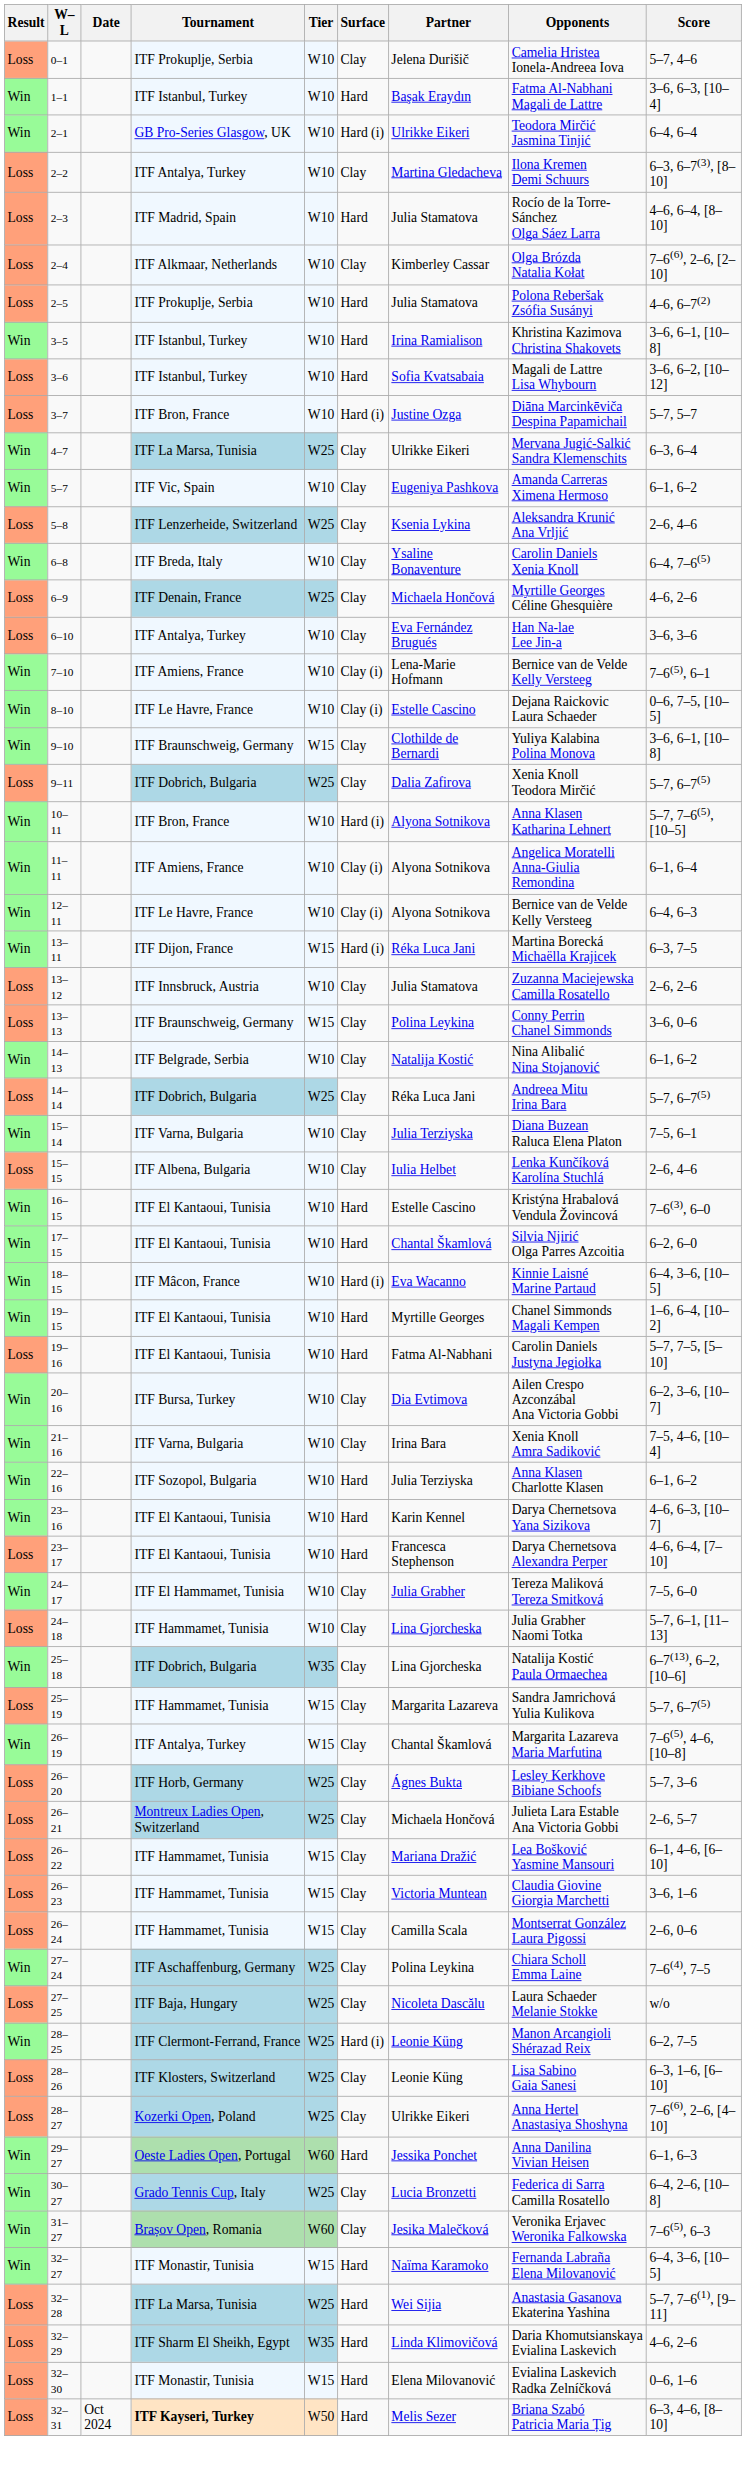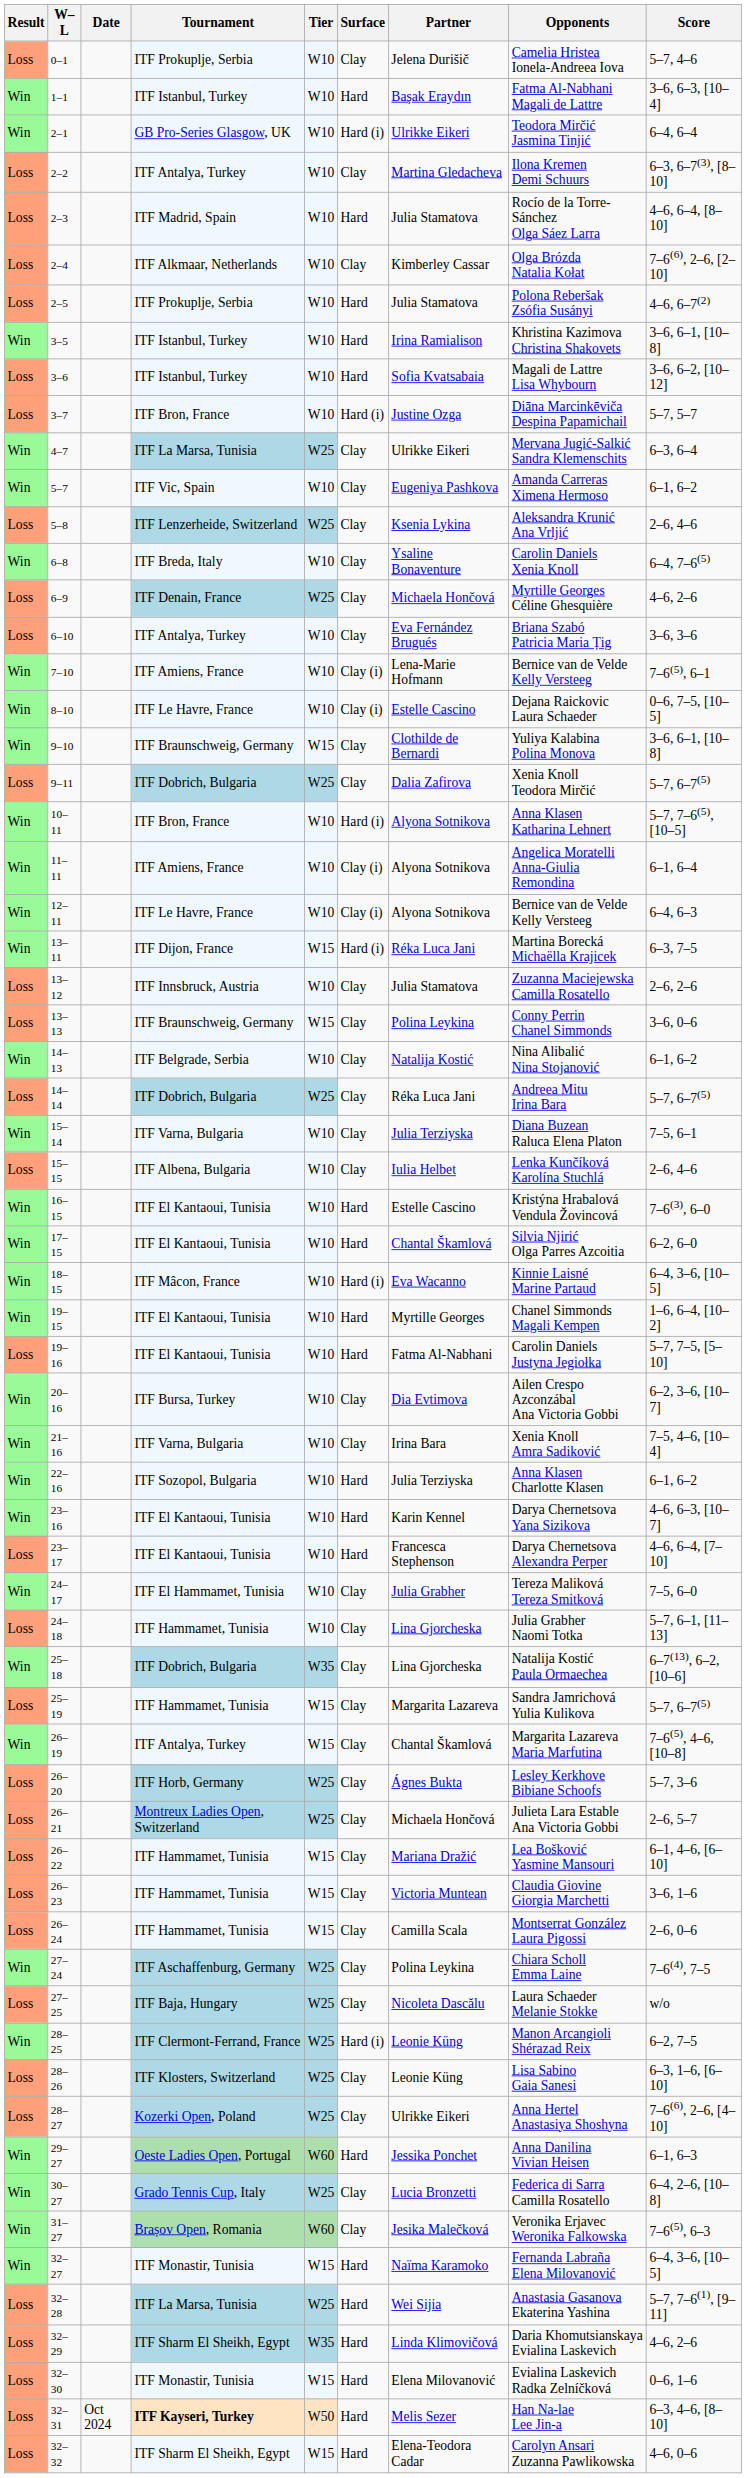(543, 635) Han Na-lae Lee Jin-a -> (562, 635) Briana Szabó Patricia Maria Țig
(562, 2417) Briana Szabó Patricia Maria Țig -> (543, 2417) Han Na-lae Lee Jin-a
+ row: (59, 2455)
